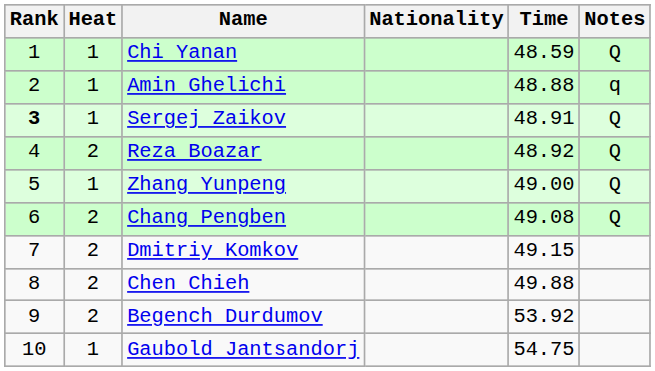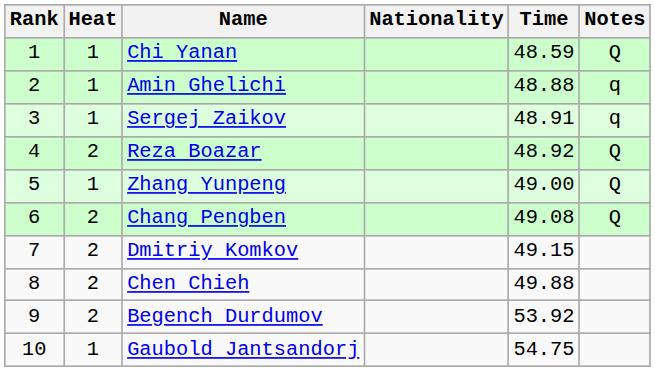(34, 120) bold -> (34, 120) normal
(615, 120) Q -> (615, 120) q
